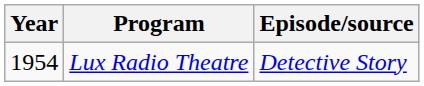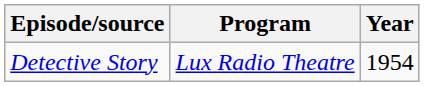columns swapped: (34, 23) <-> (337, 23)
